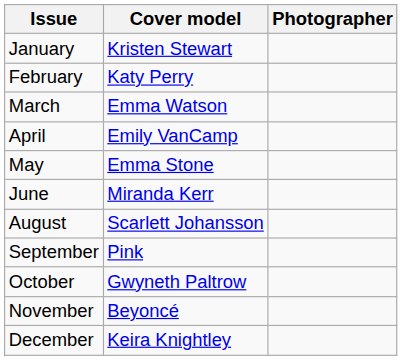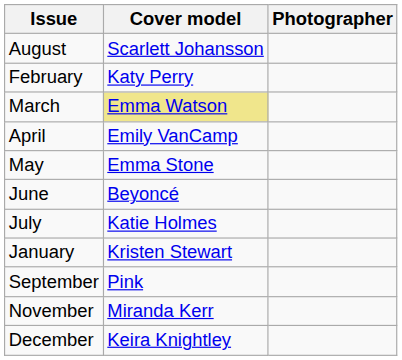rows swapped: (42, 48) <-> (37, 223)
(167, 106) no background -> (167, 106) khaki background
(160, 194) Miranda Kerr -> (143, 194) Beyoncé
+ row: (25, 223)
- row: (42, 281)
(143, 310) Beyoncé -> (160, 310) Miranda Kerr
